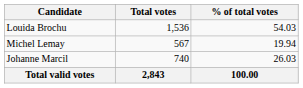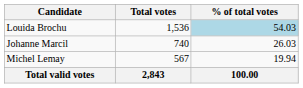(285, 28) no background -> (285, 28) lightblue background
rows swapped: (37, 59) <-> (36, 43)
